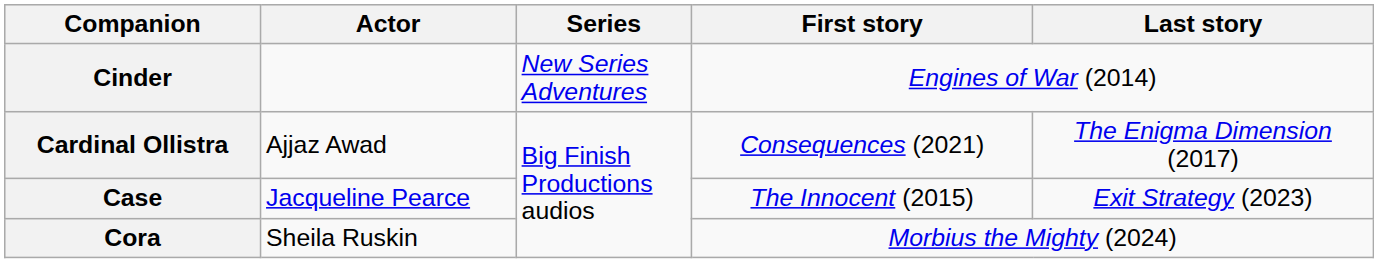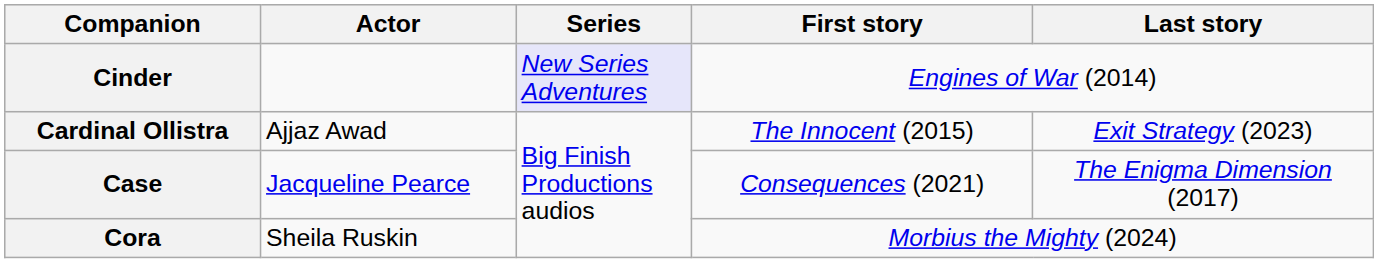(585, 77) no background -> (585, 77) lavender background
(862, 144) Consequences (2021) -> (862, 130) The Innocent (2015)
(1203, 144) The Enigma Dimension (2017) -> (1203, 130) Exit Strategy (2023)
(862, 197) The Innocent (2015) -> (862, 184) Consequences (2021)
(1203, 197) Exit Strategy (2023) -> (1203, 184) The Enigma Dimension (2017)
